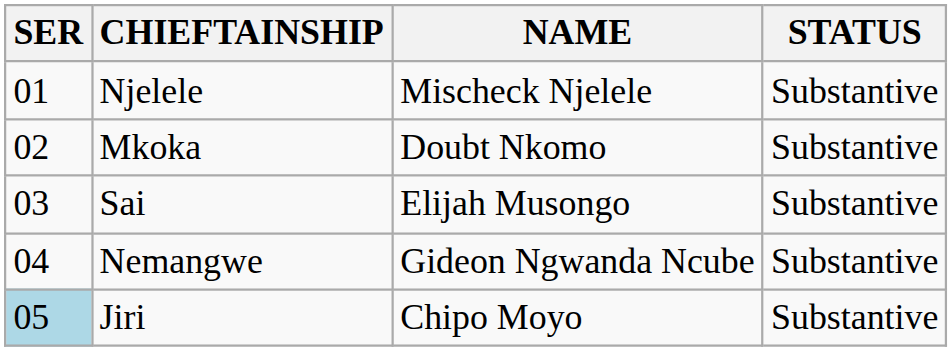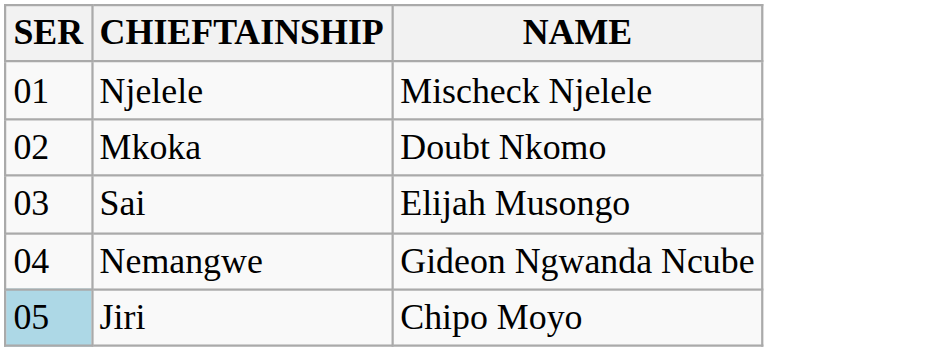- column: (855, 32)
